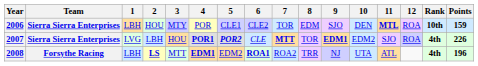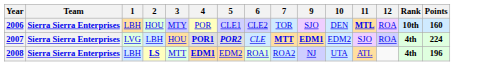- column: (310, 11)
(460, 25) 159 -> (436, 25) 160
(460, 39) 226 -> (436, 39) 224
(74, 53) Forsythe Racing -> (74, 53) Sierra Sierra Enterprises
(258, 53) bold -> (258, 53) normal
